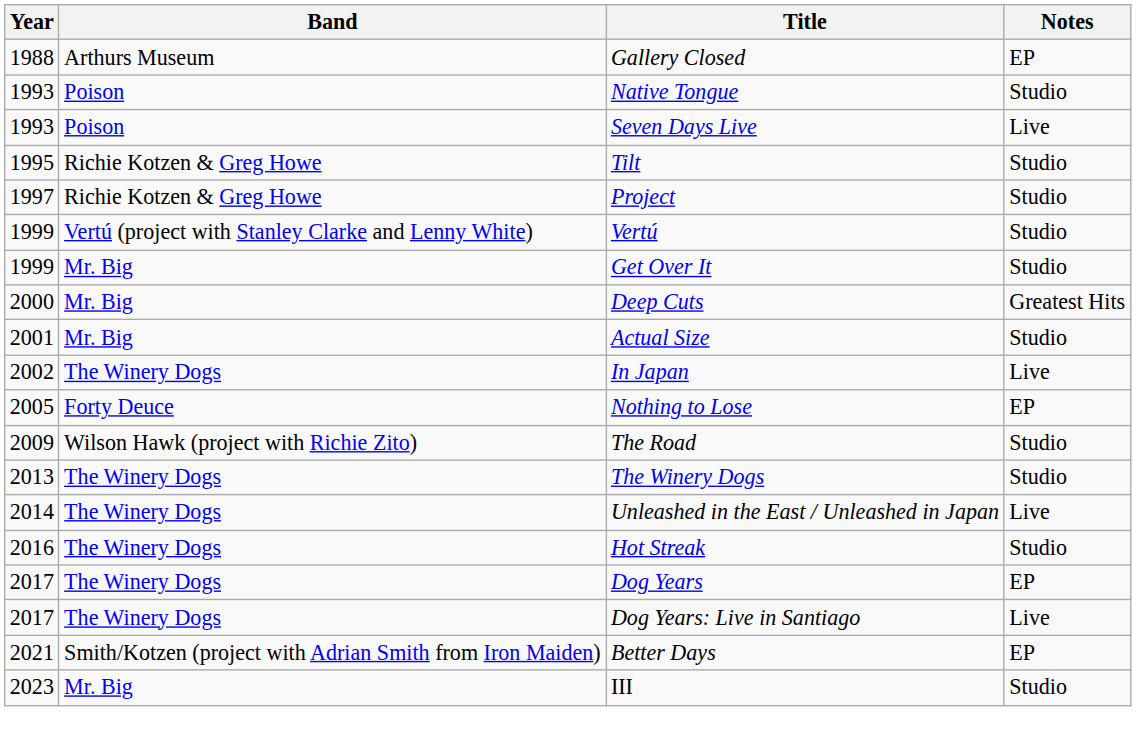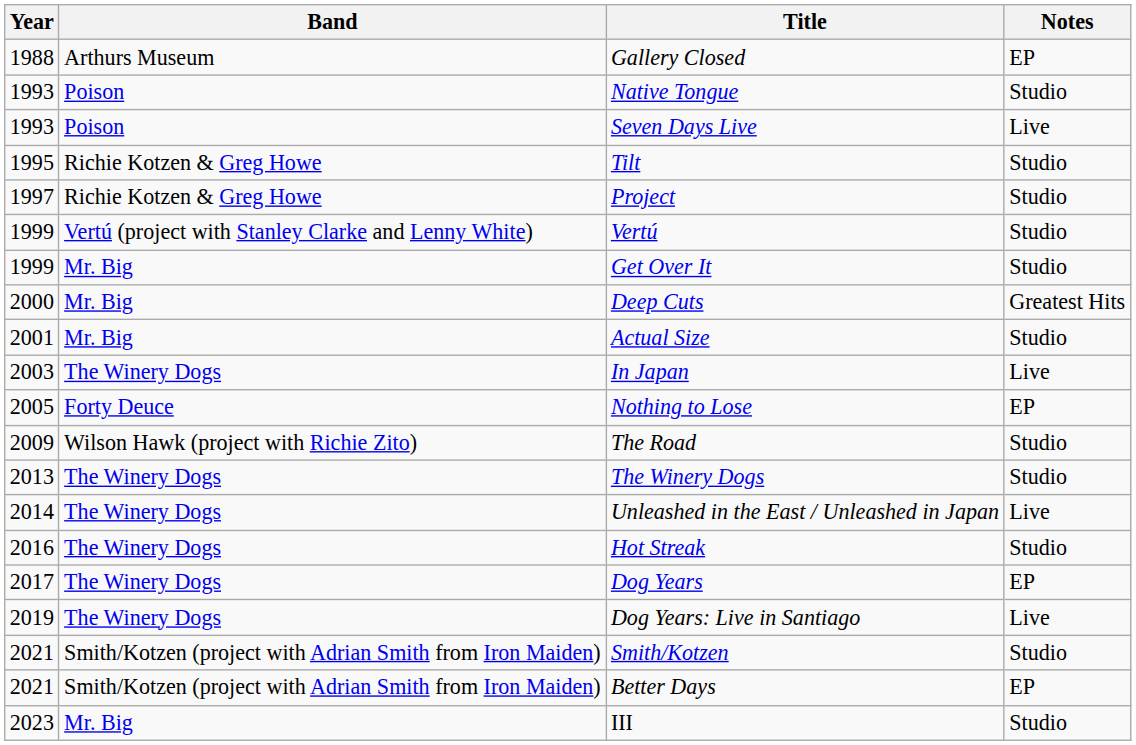(32, 372) 2002 -> (32, 372) 2003
(32, 617) 2017 -> (32, 617) 2019
+ row: (670, 652)
